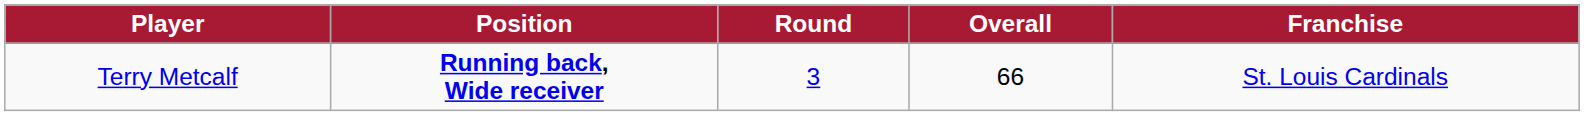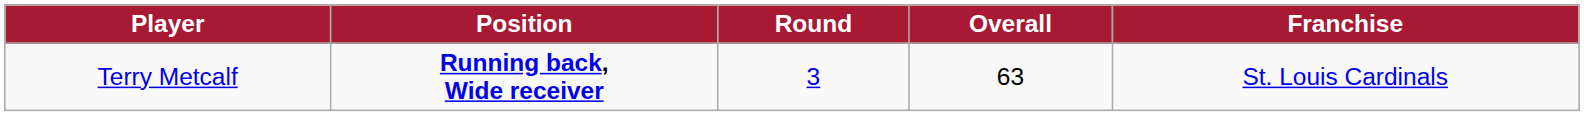(1010, 76) 66 -> (1010, 76) 63
